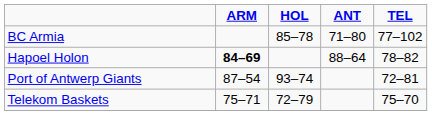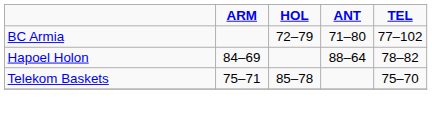(295, 37) 85–78 -> (295, 37) 72–79
(242, 58) bold -> (242, 58) normal
- row: (75, 79)
(295, 100) 72–79 -> (295, 79) 85–78
